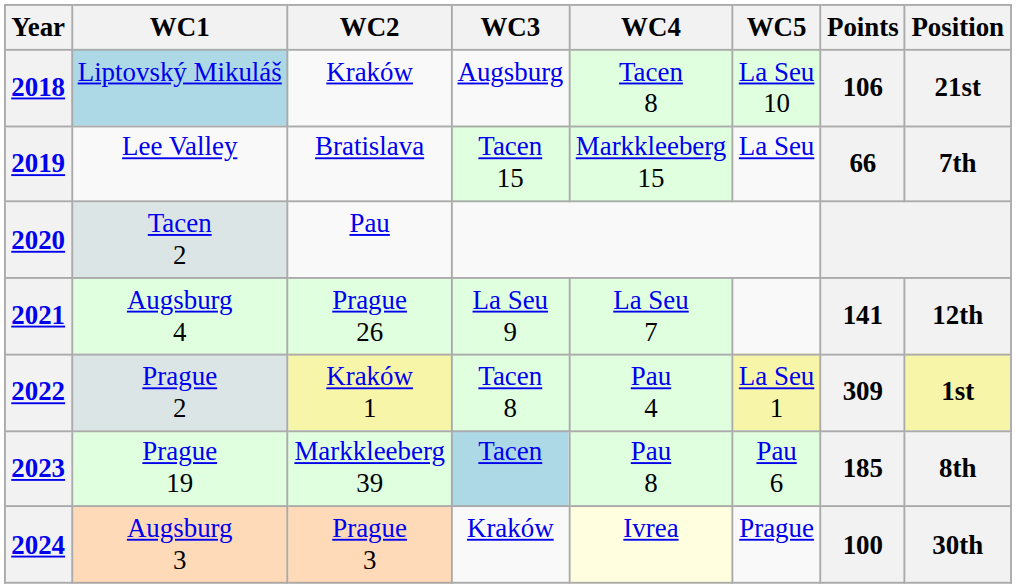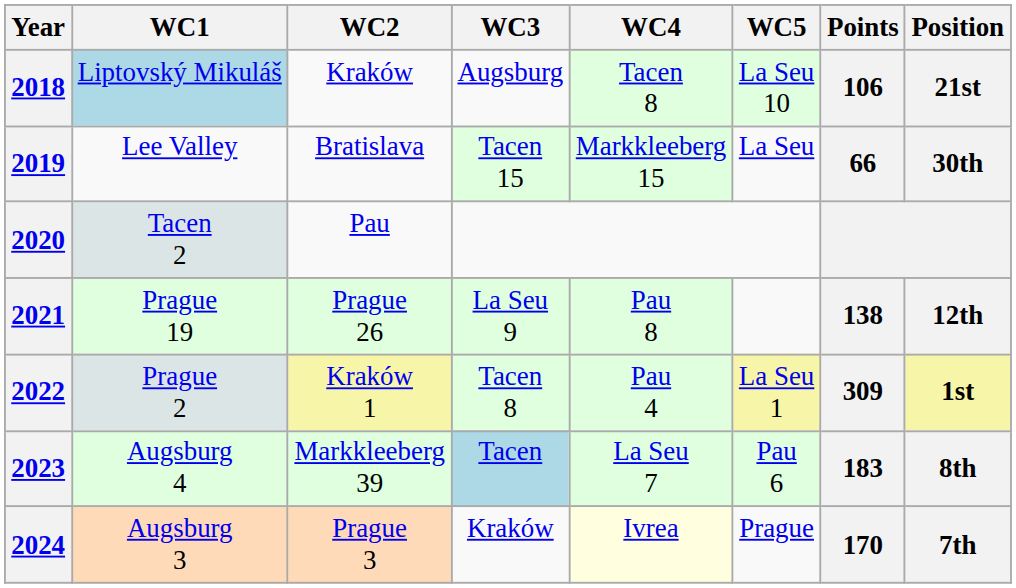(958, 163) 7th -> (958, 163) 30th
(180, 316) Augsburg 4 -> (180, 316) Prague 19
(651, 316) La Seu 7 -> (651, 316) Pau 8
(863, 316) 141 -> (863, 316) 138
(180, 468) Prague 19 -> (180, 468) Augsburg 4
(651, 468) Pau 8 -> (651, 468) La Seu 7
(863, 468) 185 -> (863, 468) 183
(863, 544) 100 -> (863, 544) 170
(958, 544) 30th -> (958, 544) 7th
